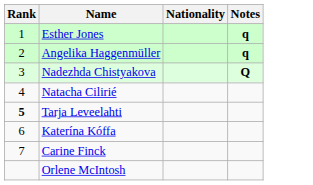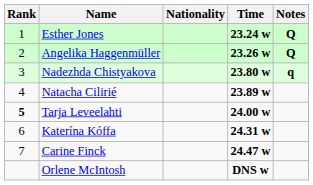+ column: (250, 14)
(245, 33) q -> (291, 33) Q
(245, 53) q -> (291, 53) Q
(245, 72) Q -> (291, 72) q
